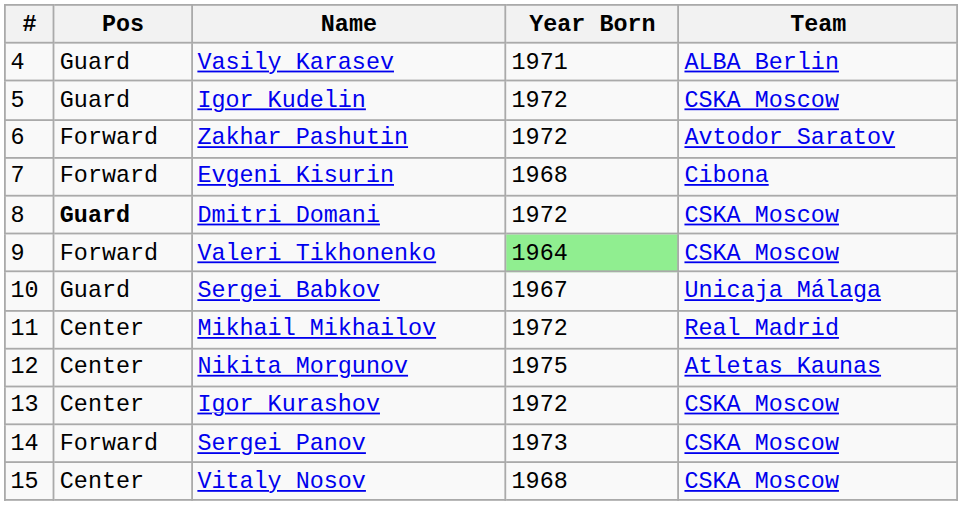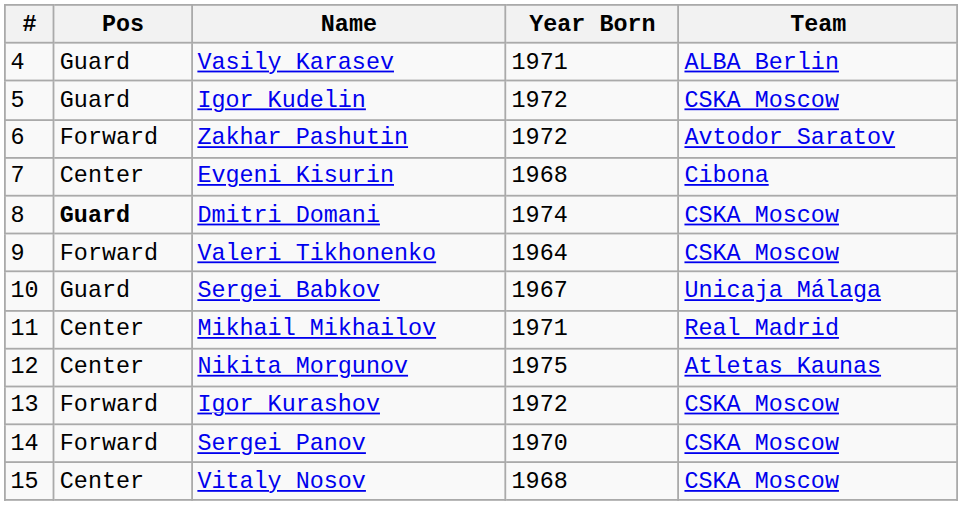(109, 177) Forward -> (102, 177) Center
(540, 215) 1972 -> (540, 215) 1974
(540, 253) lightgreen background -> (540, 253) no background
(540, 329) 1972 -> (540, 329) 1971
(102, 405) Center -> (109, 405) Forward
(540, 443) 1973 -> (540, 443) 1970
